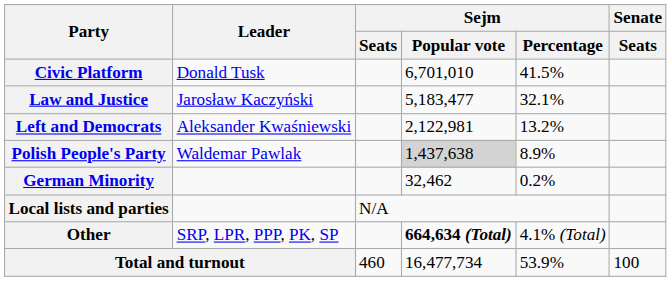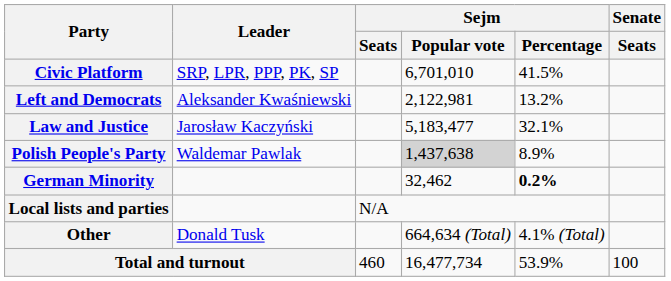(221, 72) Donald Tusk -> (258, 72) SRP, LPR, PPP, PK, SP
rows swapped: (89, 99) <-> (89, 126)
(538, 180) normal -> (538, 180) bold
(258, 235) SRP, LPR, PPP, PK, SP -> (221, 235) Donald Tusk
(458, 235) bold -> (458, 235) normal
